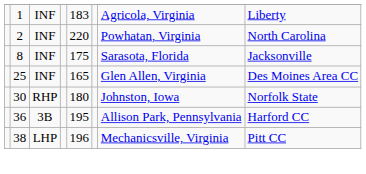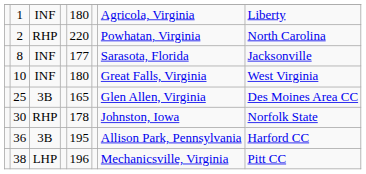(79, 14) 183 -> (79, 14) 180
(45, 35) INF -> (45, 35) RHP
(79, 55) 175 -> (79, 55) 177
+ row: (20, 76)
(45, 76) INF -> (45, 96) 3B
(79, 96) 180 -> (79, 117) 178
